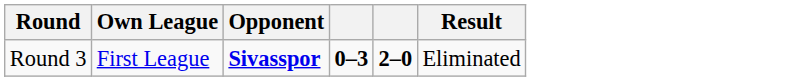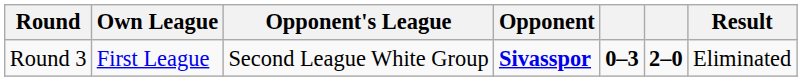+ column: (358, 22)
